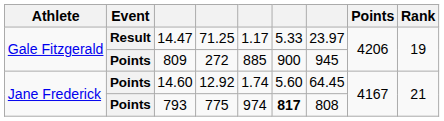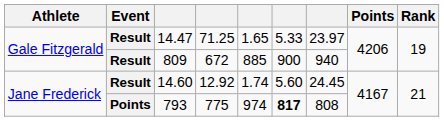(255, 38) 1.17 -> (255, 38) 1.65
(130, 61) Points -> (130, 61) Result
(217, 61) 272 -> (217, 61) 672
(327, 61) 945 -> (327, 61) 940
(130, 83) Points -> (130, 83) Result
(327, 83) 64.45 -> (327, 83) 24.45
